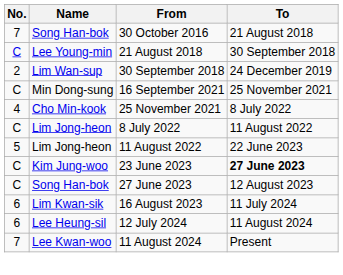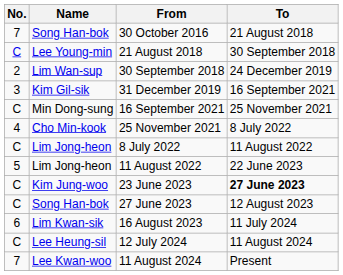+ row: (170, 90)
(17, 223) 6 -> (17, 242) C
